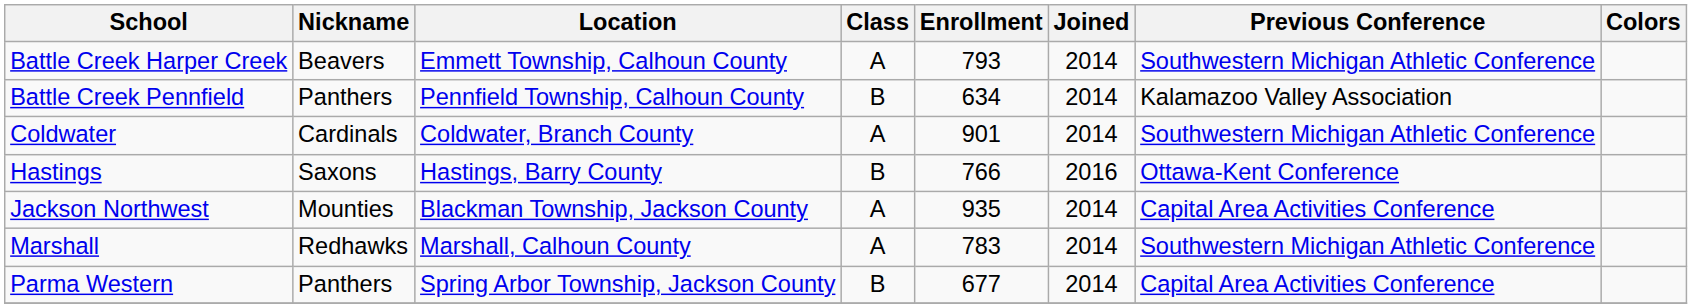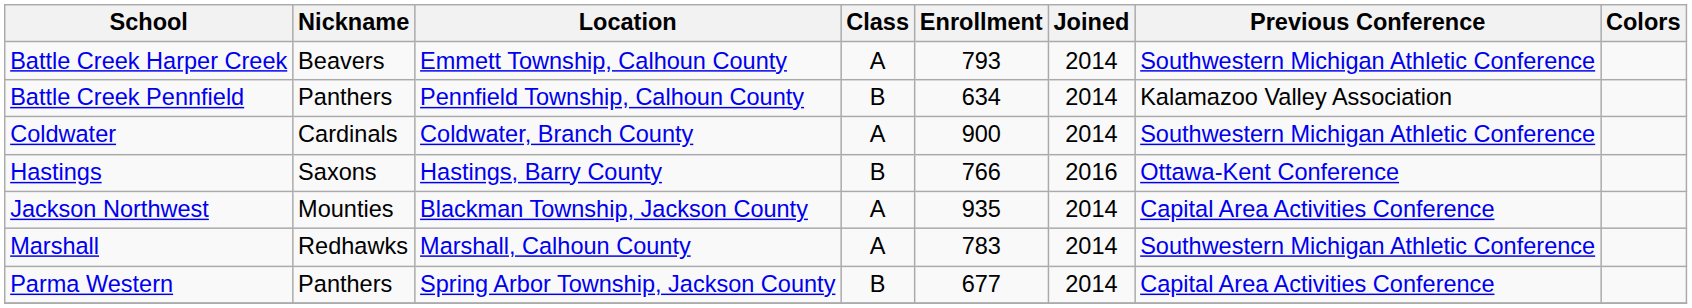(981, 135) 901 -> (981, 135) 900
